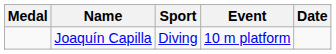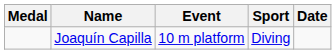columns swapped: (178, 16) <-> (247, 16)
